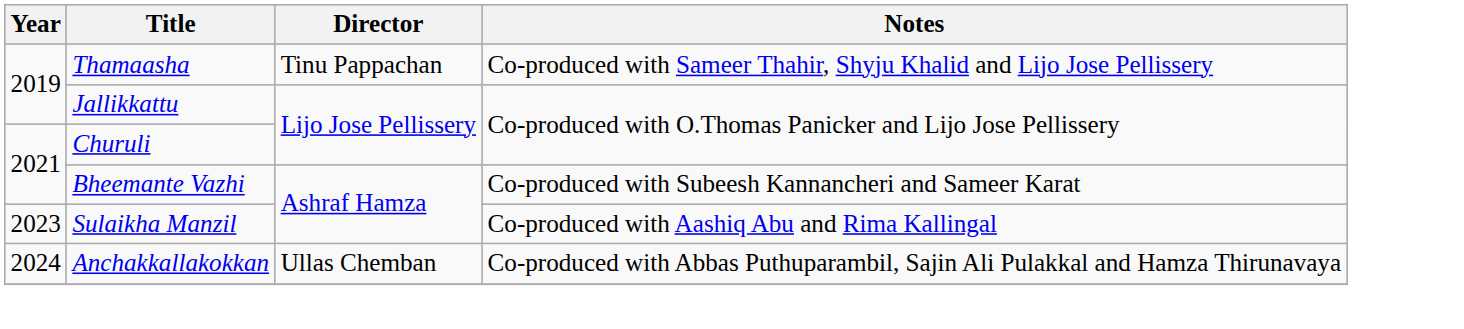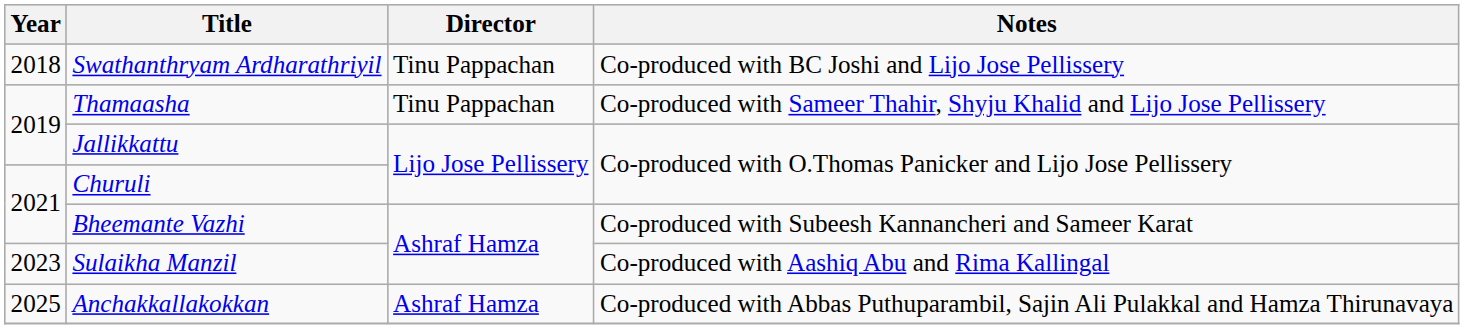+ row: (227, 64)
(36, 263) 2024 -> (36, 303) 2025
(358, 263) Ullas Chemban -> (466, 303) Ashraf Hamza
